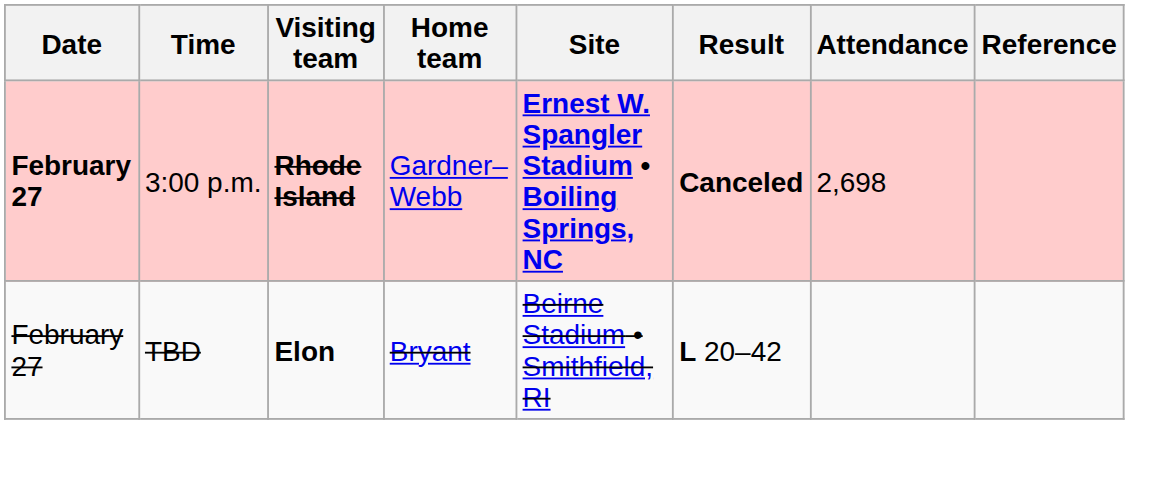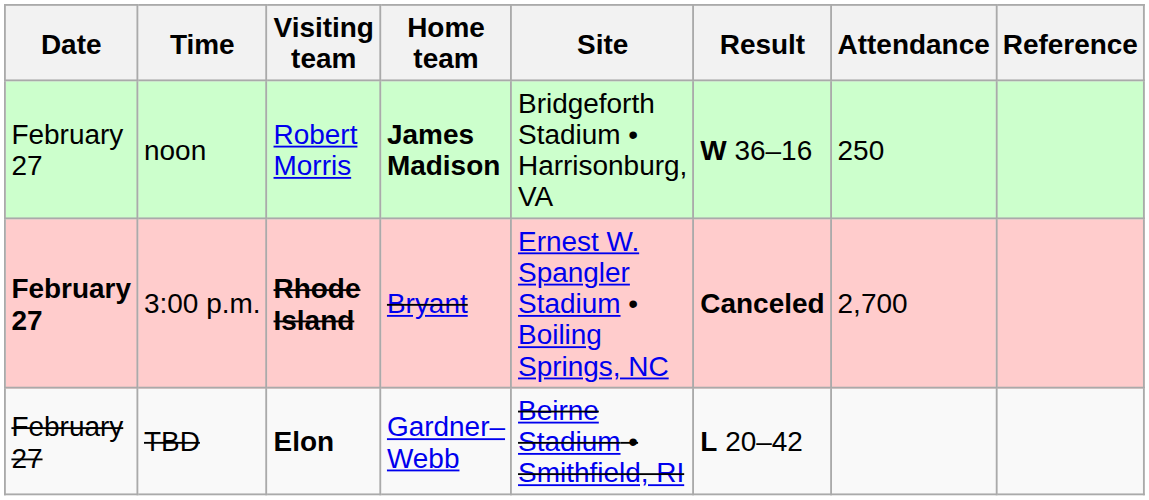+ row: (175, 150)
(449, 181) Gardner–Webb -> (427, 303) Bryant
(587, 181) bold -> (593, 303) normal
(851, 181) 2,698 -> (873, 303) 2,700
(430, 350) Bryant -> (446, 442) Gardner–Webb
